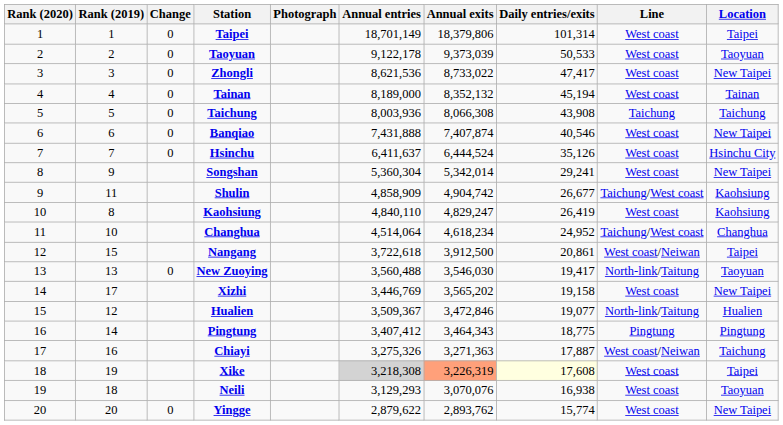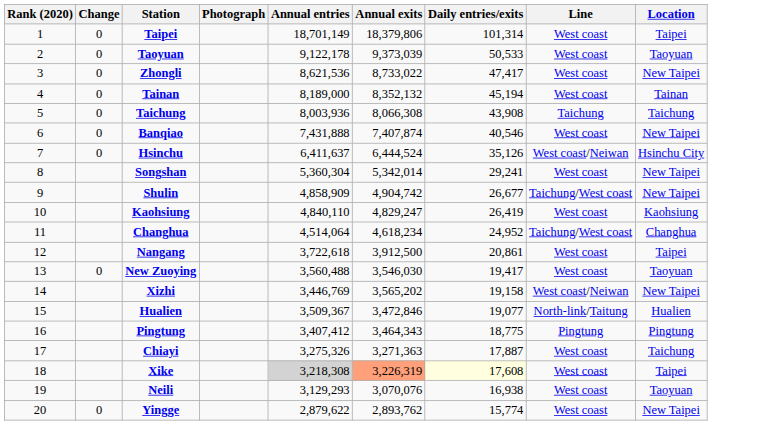- column: (111, 14)
(652, 152) West coast -> (581, 152) West coast/Neiwan
(742, 192) Kaohsiung -> (671, 192) New Taipei
(652, 251) West coast/Neiwan -> (581, 251) West coast
(652, 271) North-link/Taitung -> (581, 271) West coast
(652, 291) West coast -> (581, 291) West coast/Neiwan
(652, 350) West coast/Neiwan -> (581, 350) West coast
